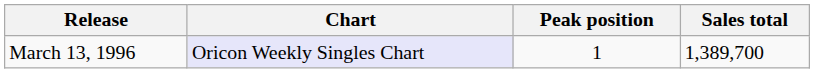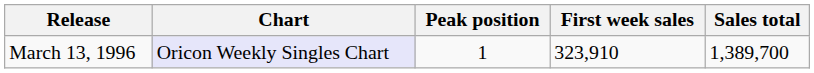+ column: (627, 20)
